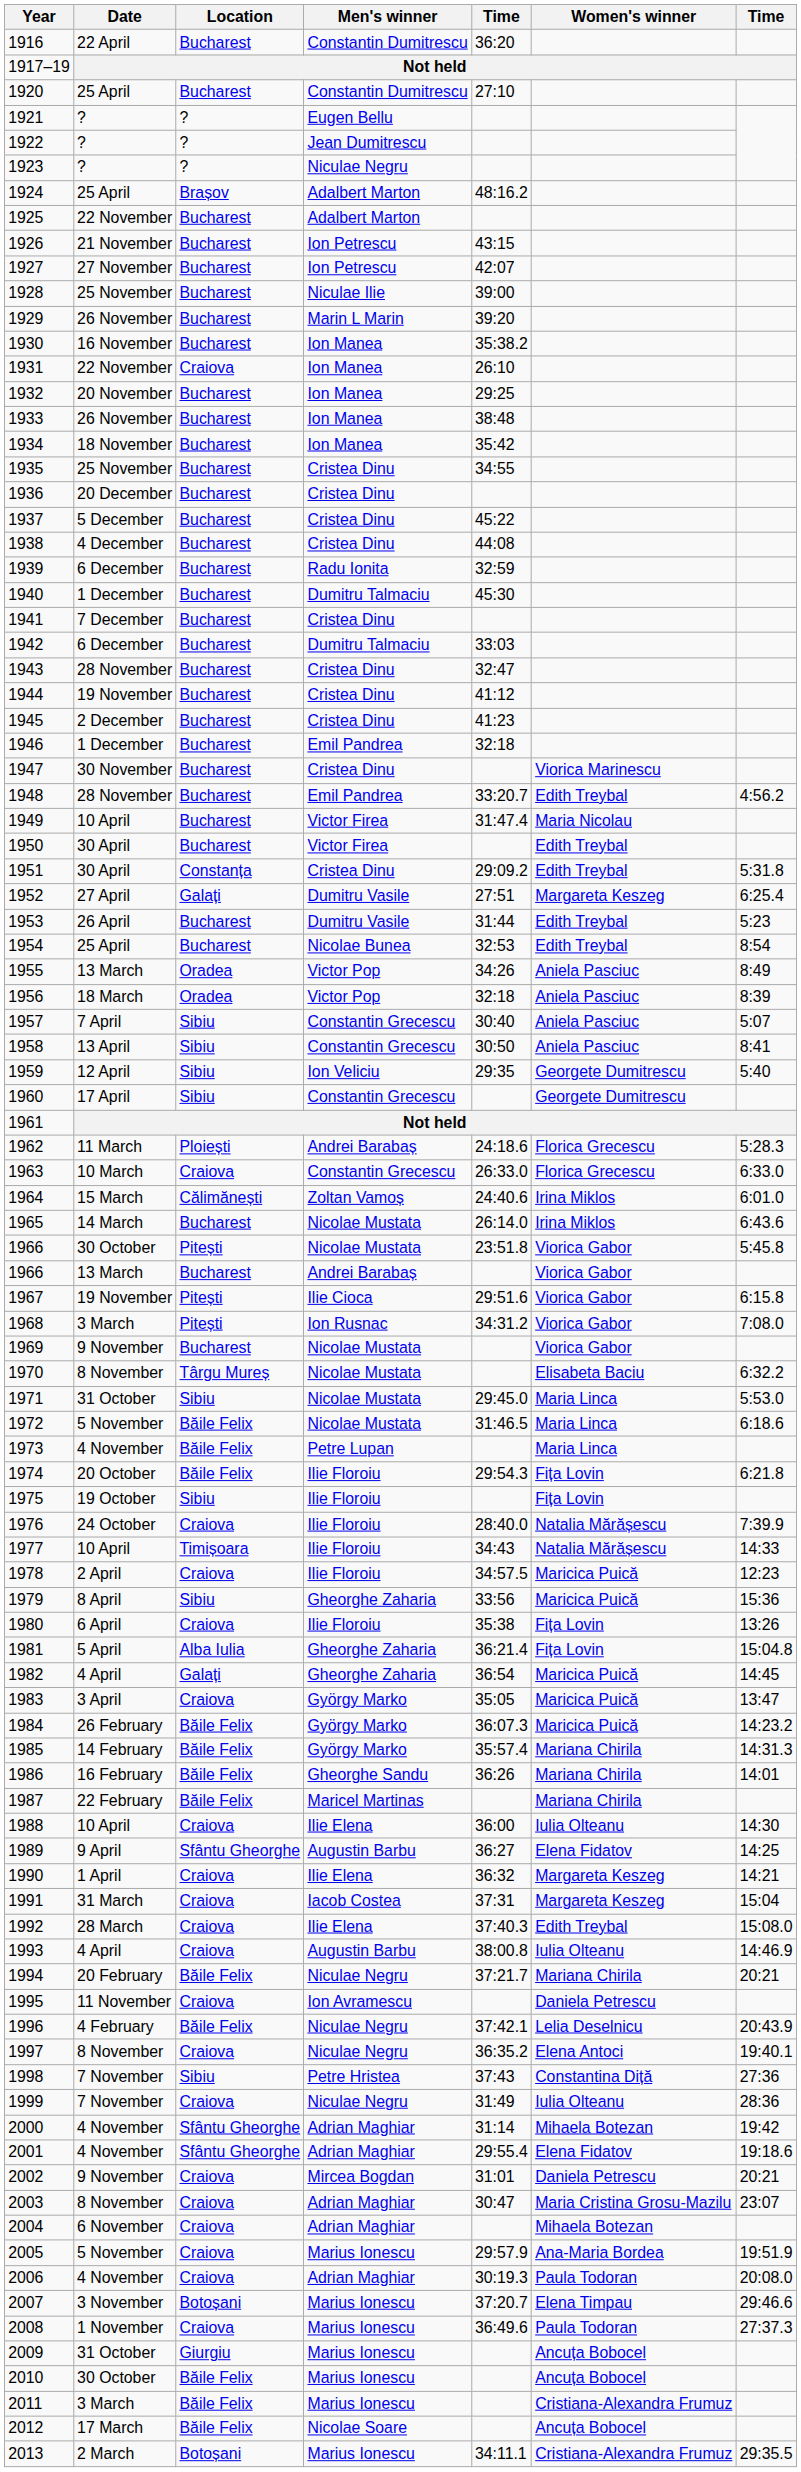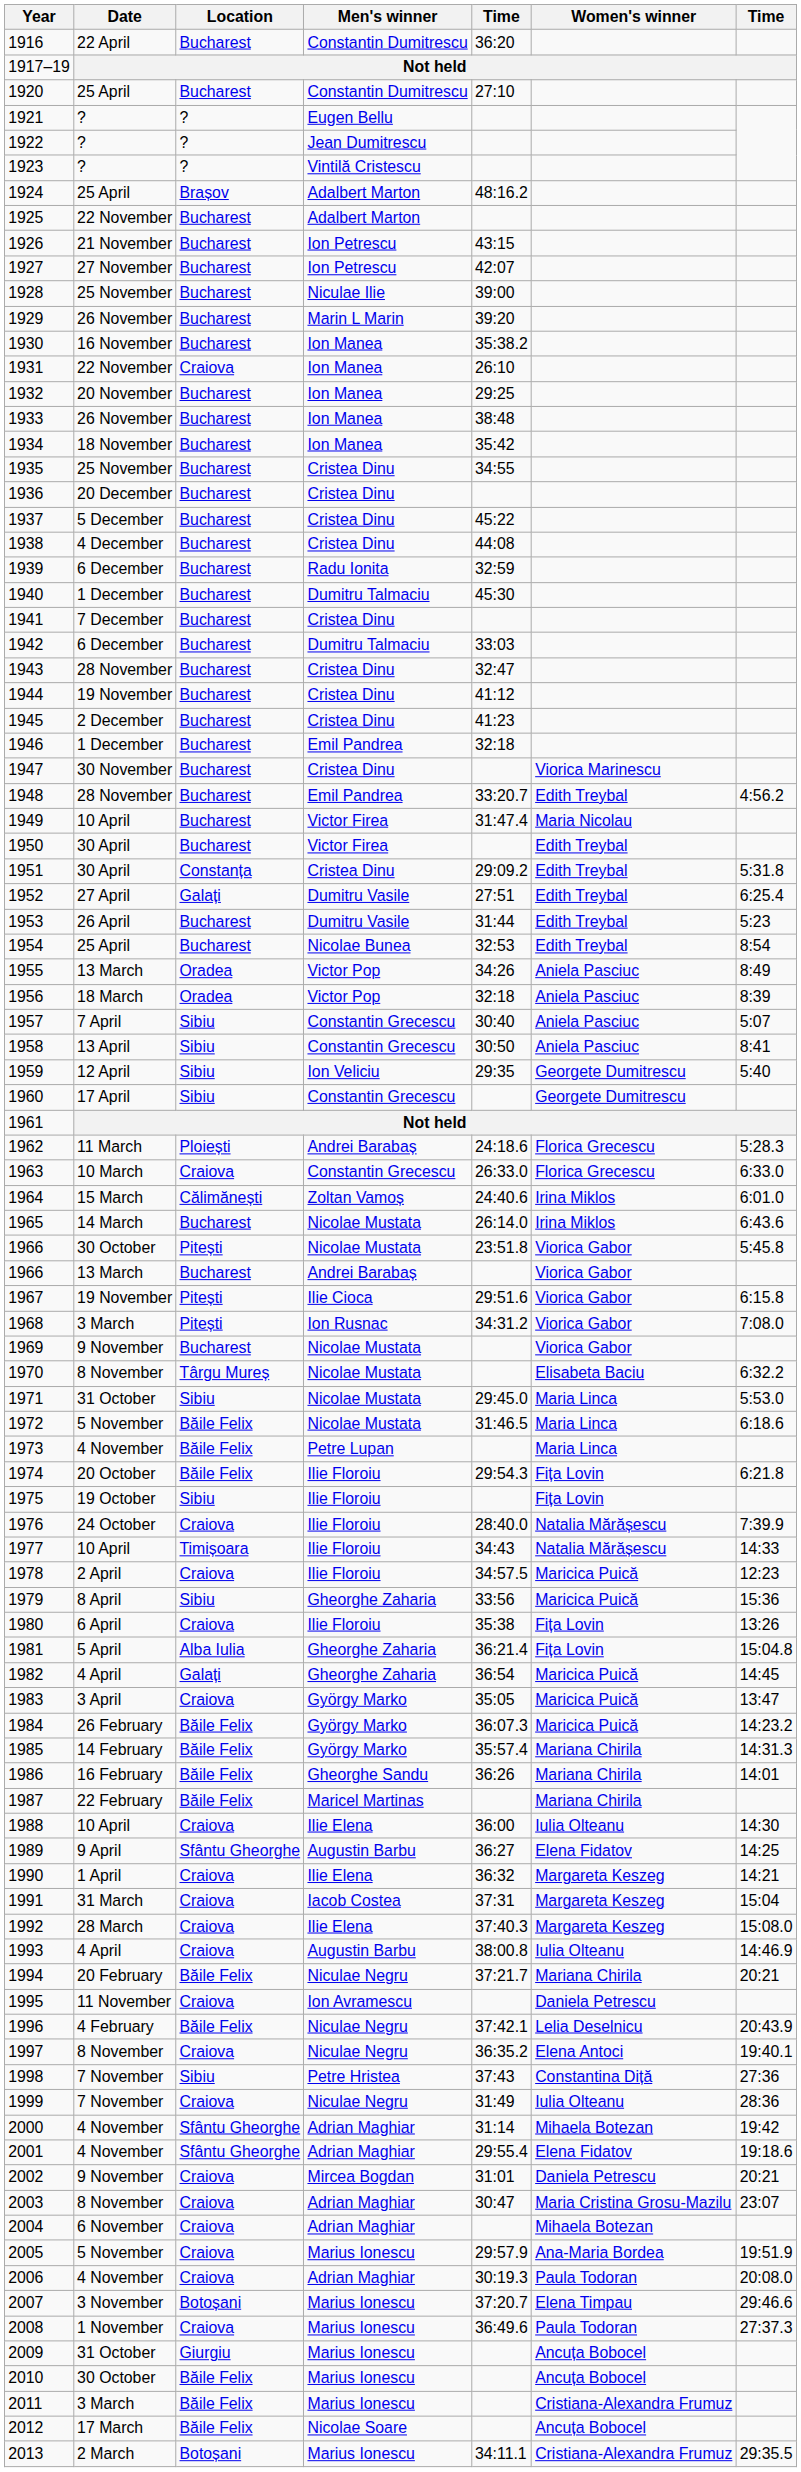(358, 167) Niculae Negru -> (364, 167) Vintilă Cristescu
(600, 896) Margareta Keszeg -> (581, 896) Edith Treybal
(581, 1926) Edith Treybal -> (600, 1926) Margareta Keszeg
